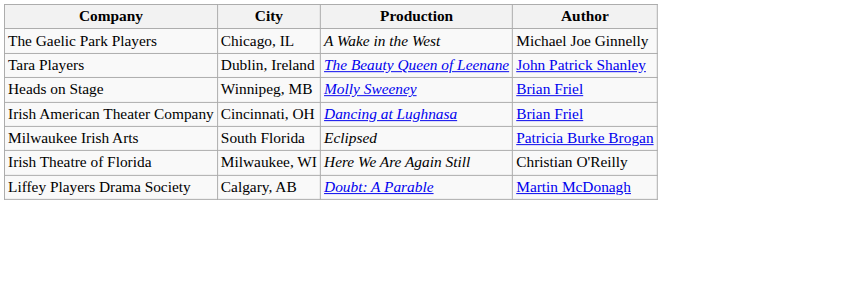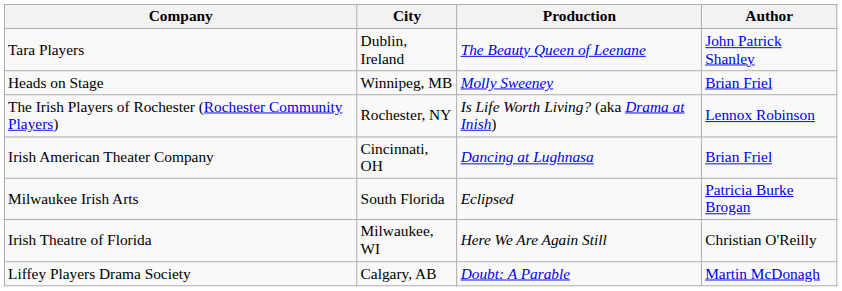- row: (82, 41)
+ row: (175, 115)
